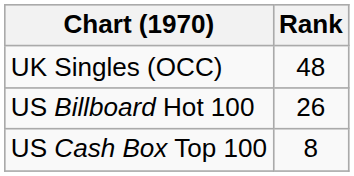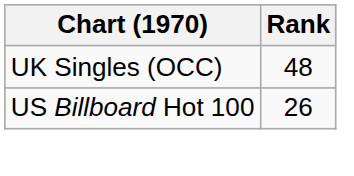- row: (139, 149)
